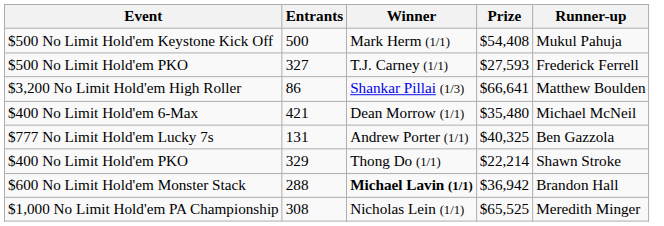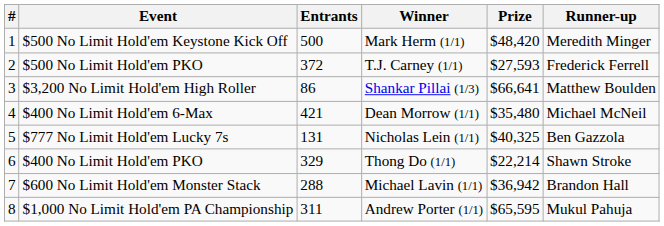+ column: (12, 16)
(504, 40) $54,408 -> (515, 40) $48,420
(579, 40) Mukul Pahuja -> (599, 40) Meredith Minger
(297, 64) 327 -> (312, 64) 372
(409, 137) Andrew Porter (1/1) -> (422, 137) Nicholas Lein (1/1)
(411, 185) bold -> (424, 185) normal
(297, 209) 308 -> (311, 209) 311
(407, 209) Nicholas Lein (1/1) -> (424, 209) Andrew Porter (1/1)
(504, 209) $65,525 -> (515, 209) $65,595
(588, 209) Meredith Minger -> (589, 209) Mukul Pahuja
